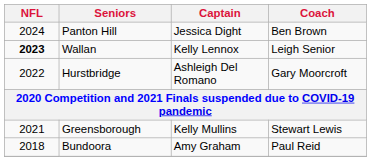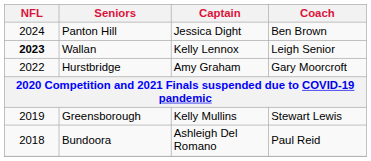(206, 73) Ashleigh Del Romano -> (207, 67) Amy Graham
(32, 129) 2021 -> (32, 116) 2019
(207, 147) Amy Graham -> (206, 140) Ashleigh Del Romano
